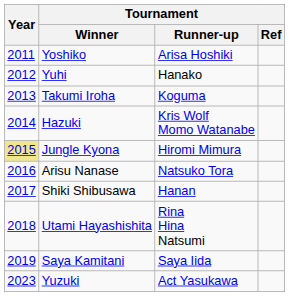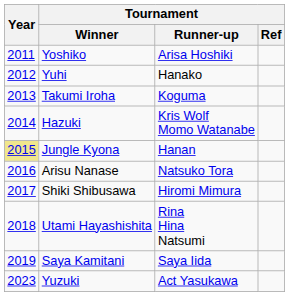(199, 150) Hiromi Mimura -> (177, 150) Hanan
(177, 191) Hanan -> (199, 191) Hiromi Mimura
